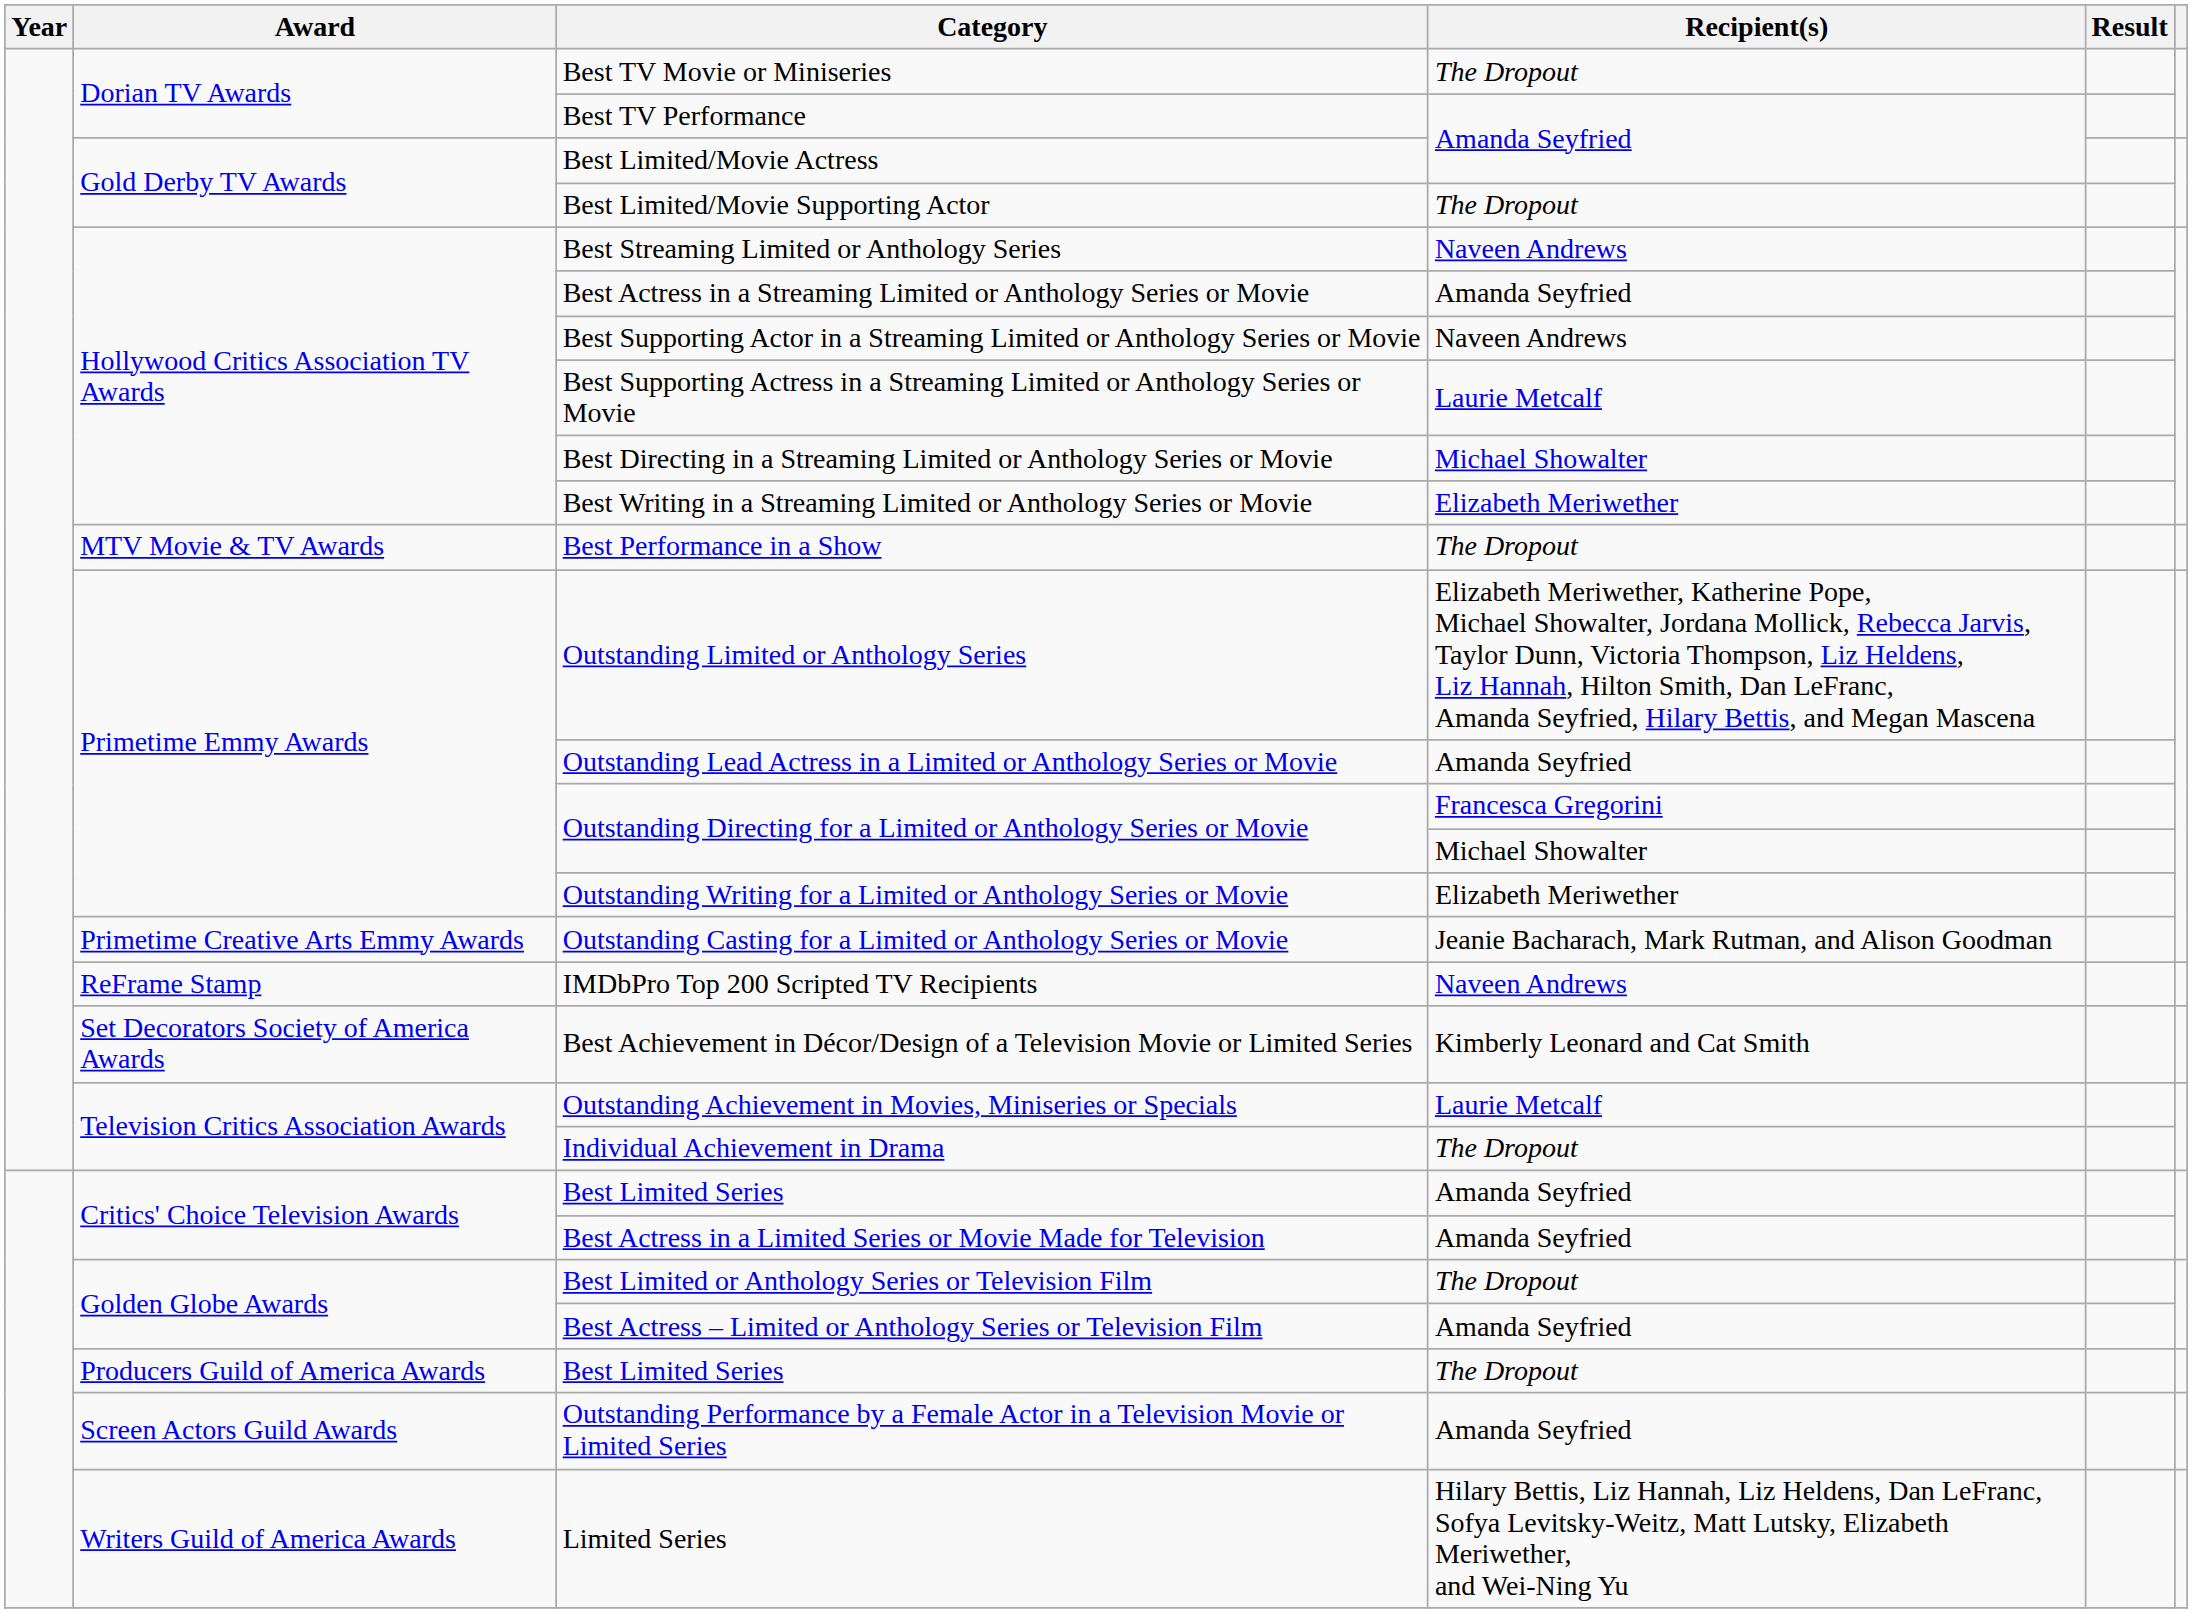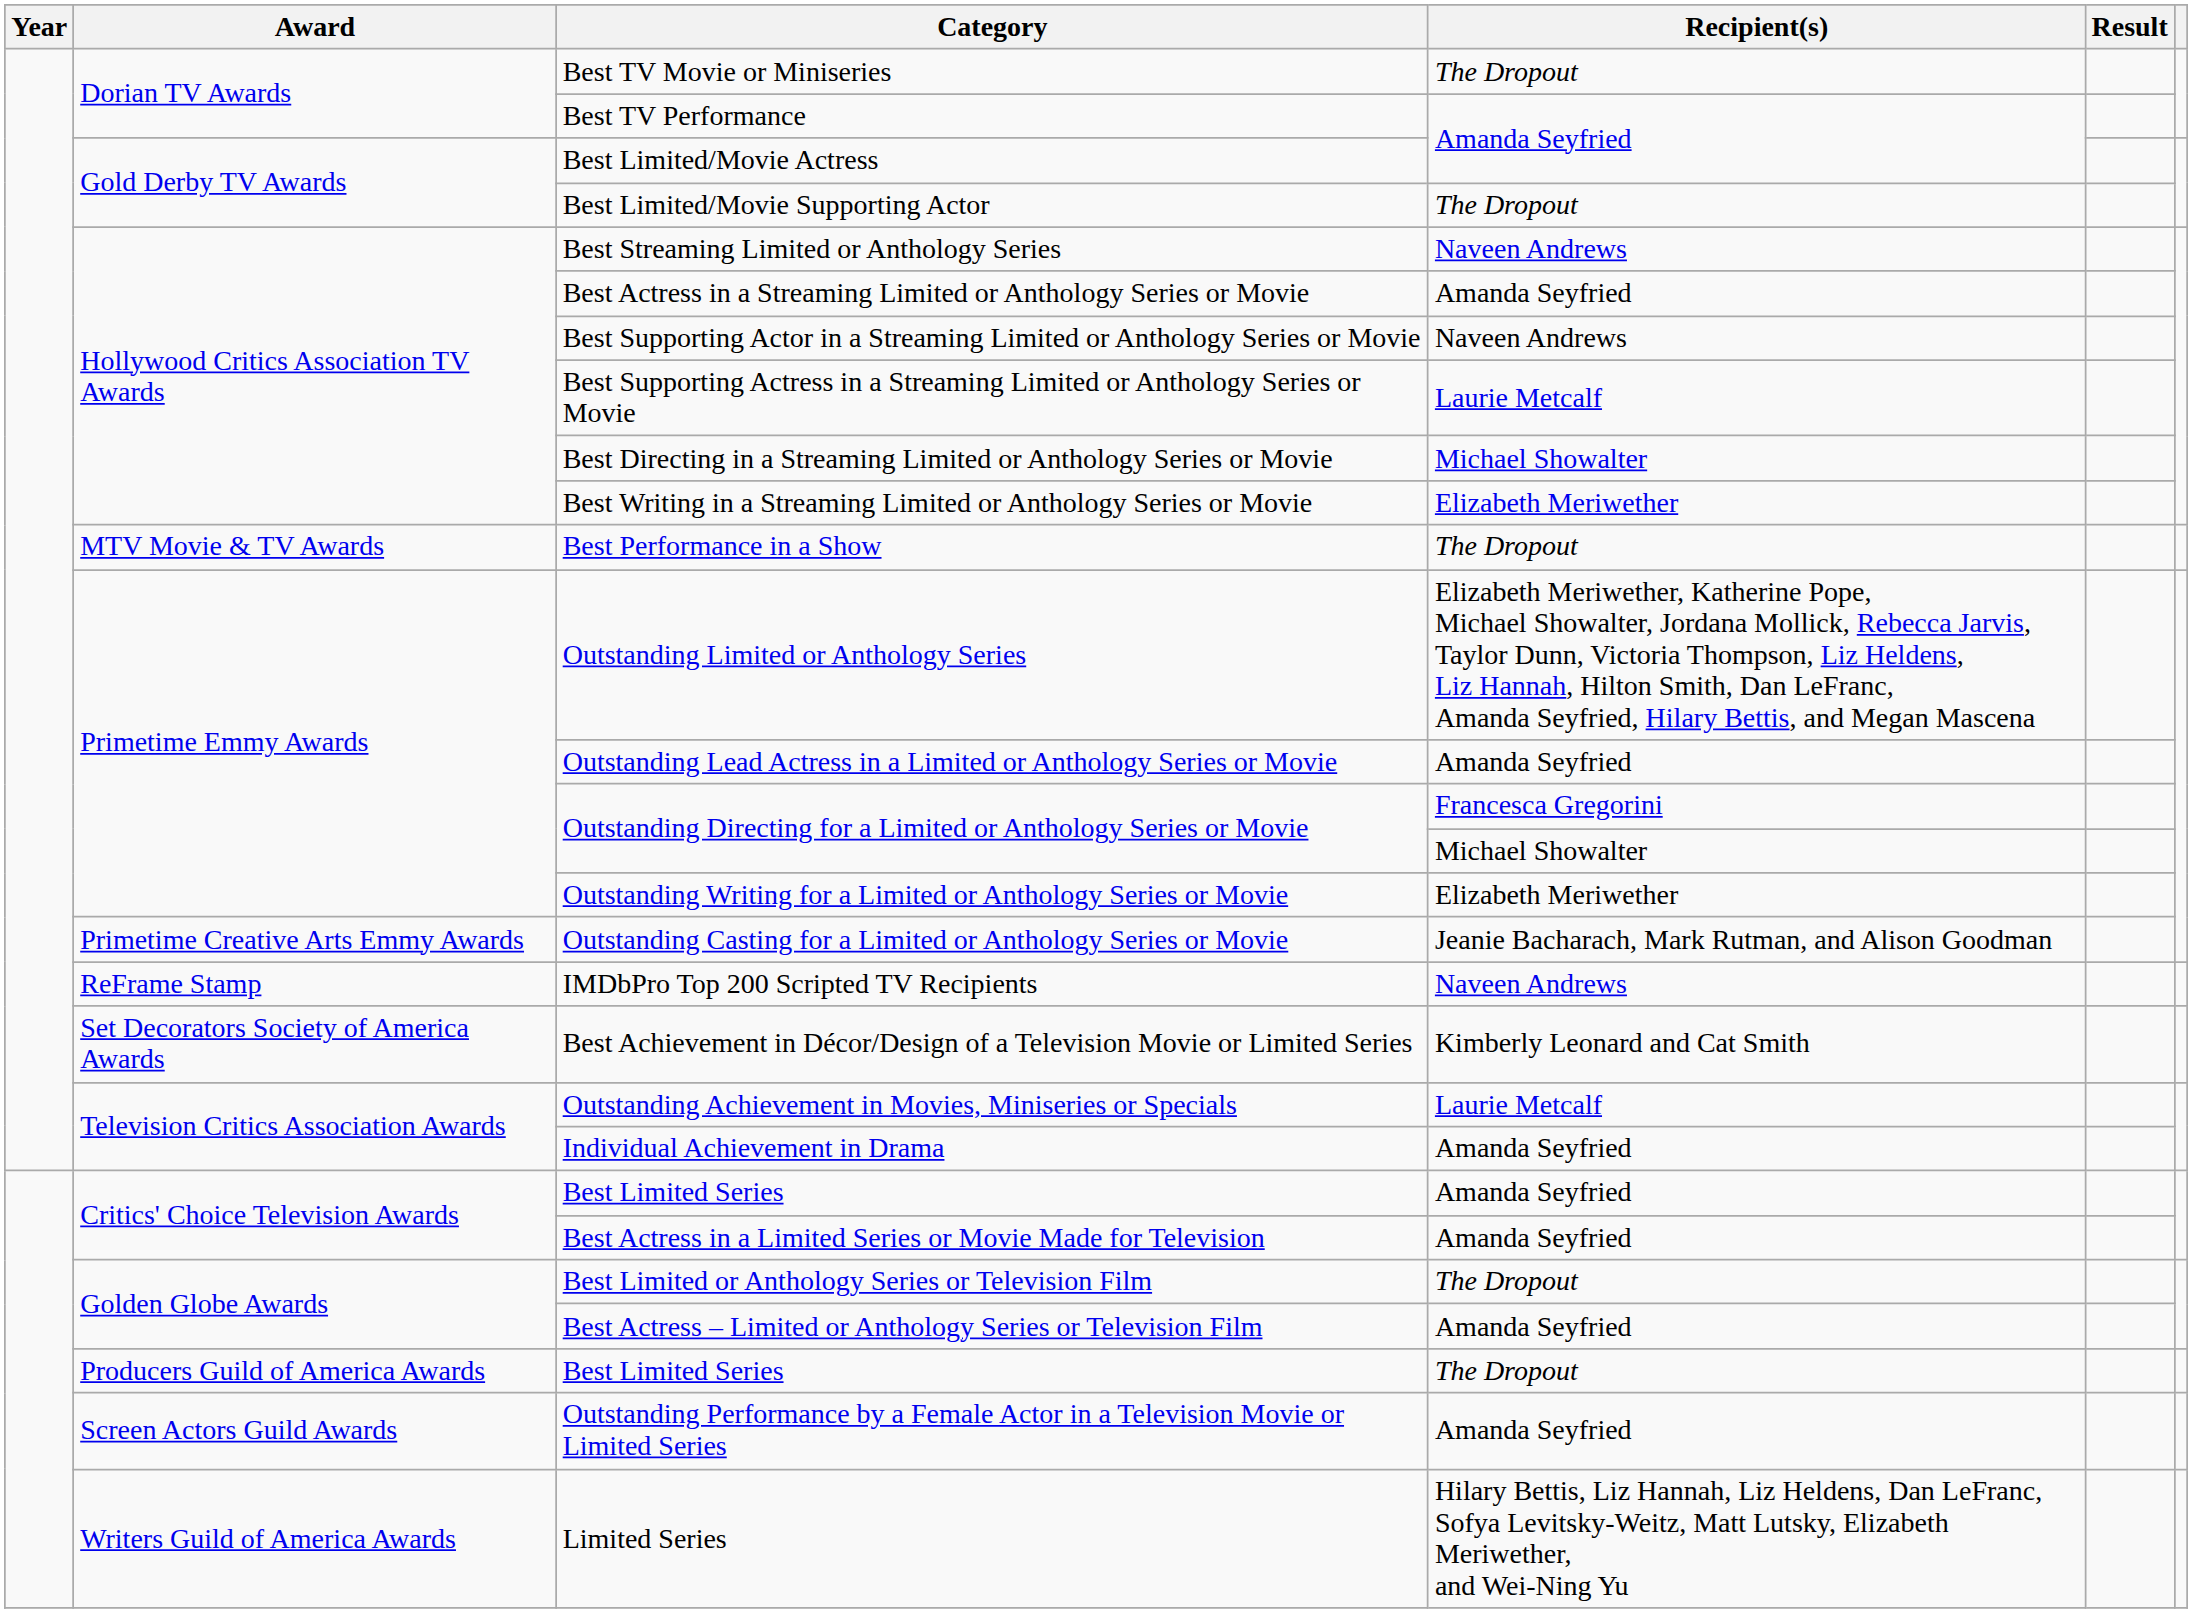(1506, 1148) The Dropout -> (1533, 1148) Amanda Seyfried
